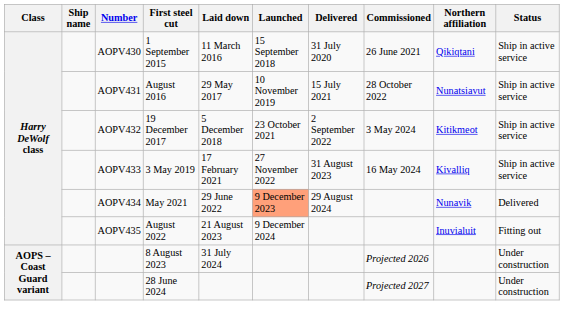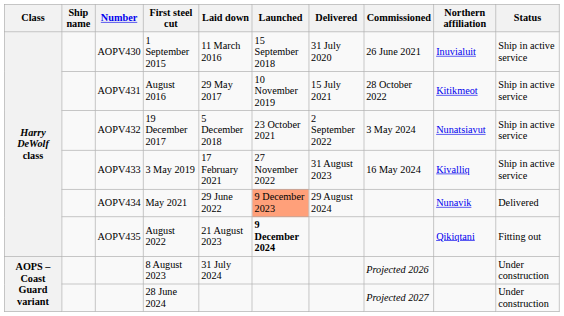(455, 51) Qikiqtani -> (456, 51) Inuvialuit
(461, 91) Nunatsiavut -> (457, 91) Kitikmeot
(457, 130) Kitikmeot -> (461, 130) Nunatsiavut
(280, 231) normal -> (277, 236) bold
(456, 231) Inuvialuit -> (455, 236) Qikiqtani
